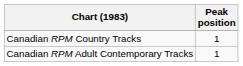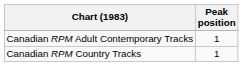rows swapped: (74, 38) <-> (100, 54)
